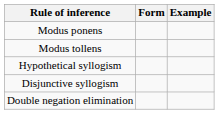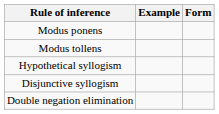columns swapped: (151, 13) <-> (191, 13)
